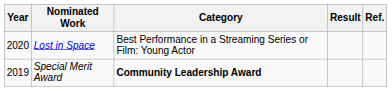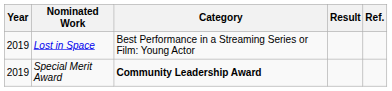(18, 45) 2020 -> (18, 45) 2019
